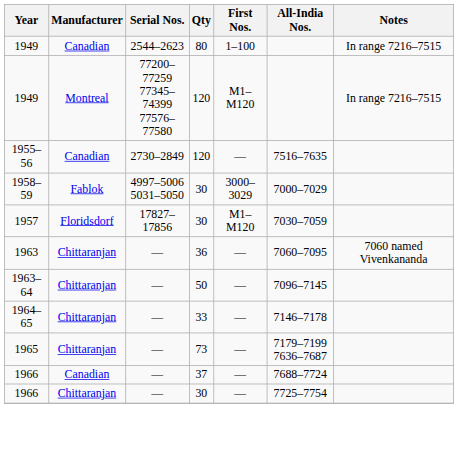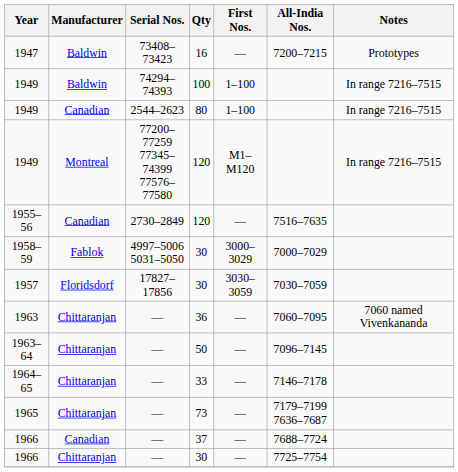+ row: (26, 52)
+ row: (26, 84)
(240, 220) M1–M120 -> (240, 285) 3030–3059
